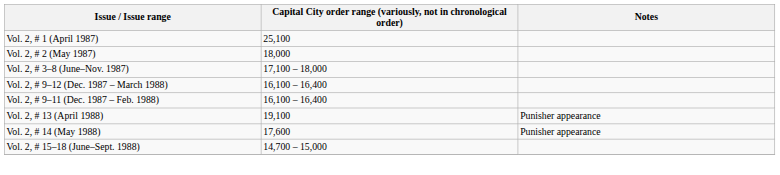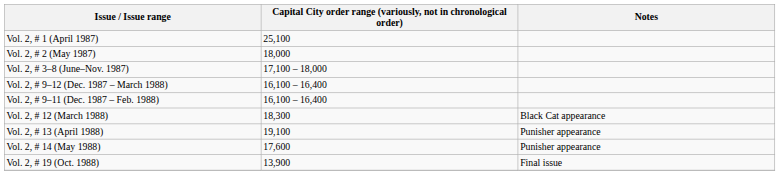+ row: (57, 116)
- row: (73, 147)
+ row: (53, 162)
